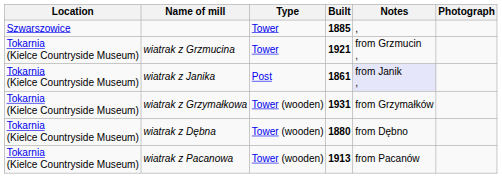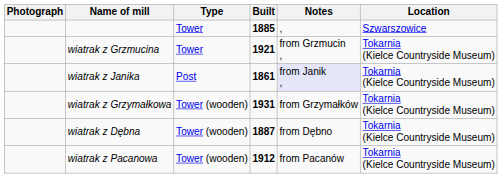columns swapped: (73, 12) <-> (467, 12)
(339, 132) 1880 -> (264, 132) 1887
(339, 159) 1913 -> (264, 159) 1912
